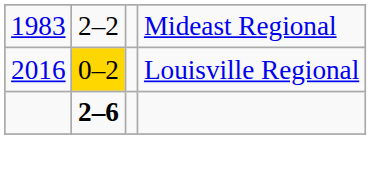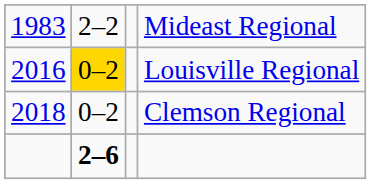+ row: (245, 112)
